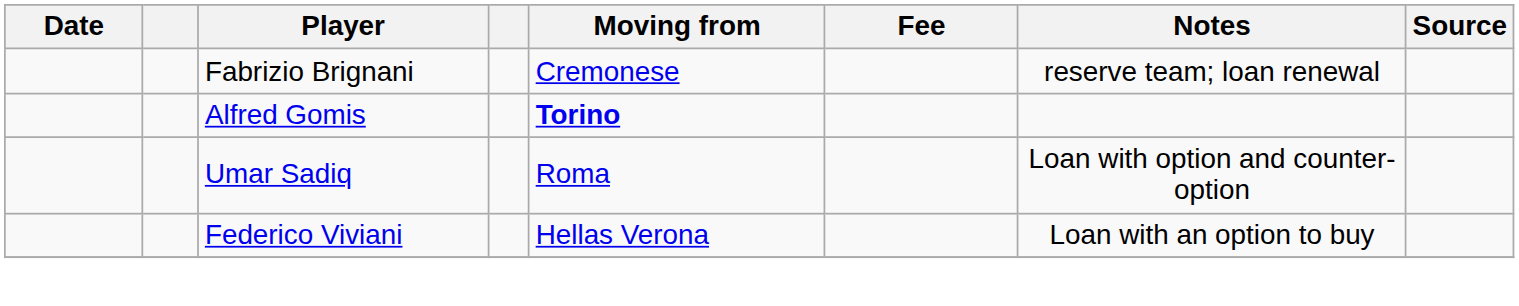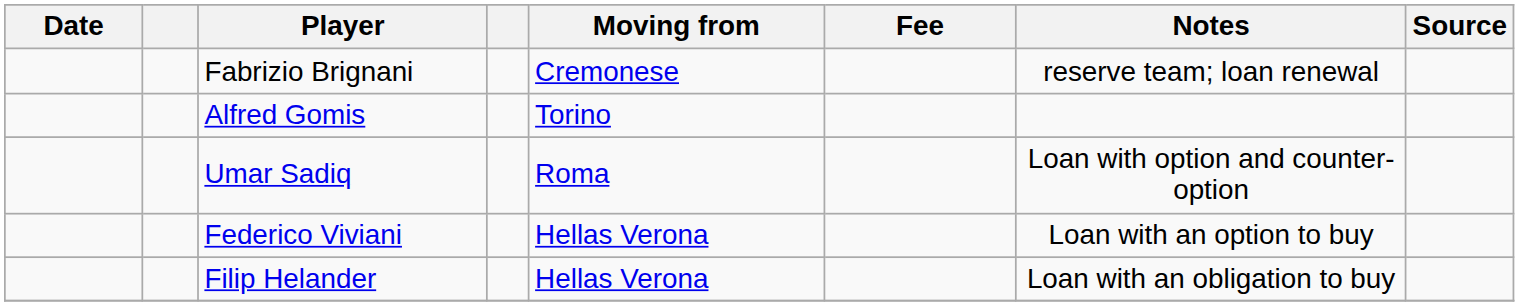(578, 114) bold -> (573, 114) normal
+ row: (290, 278)
